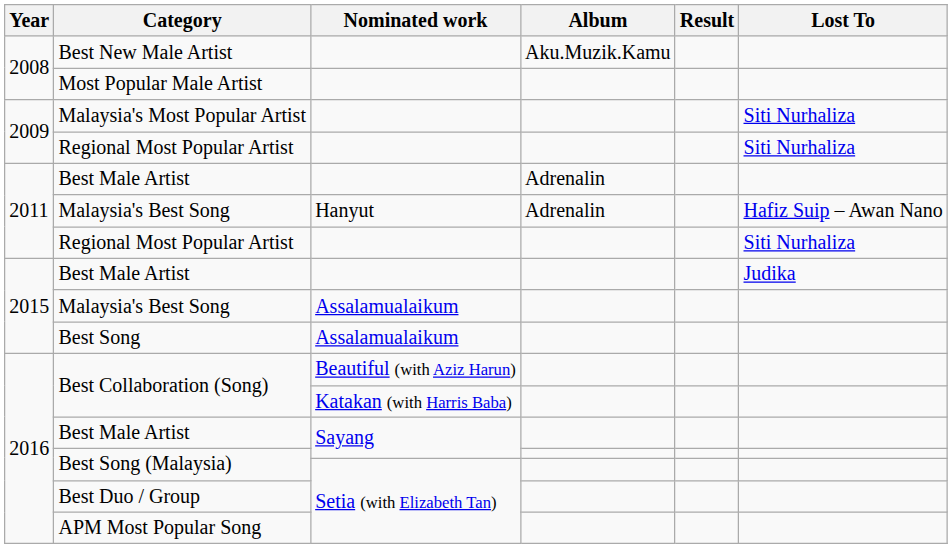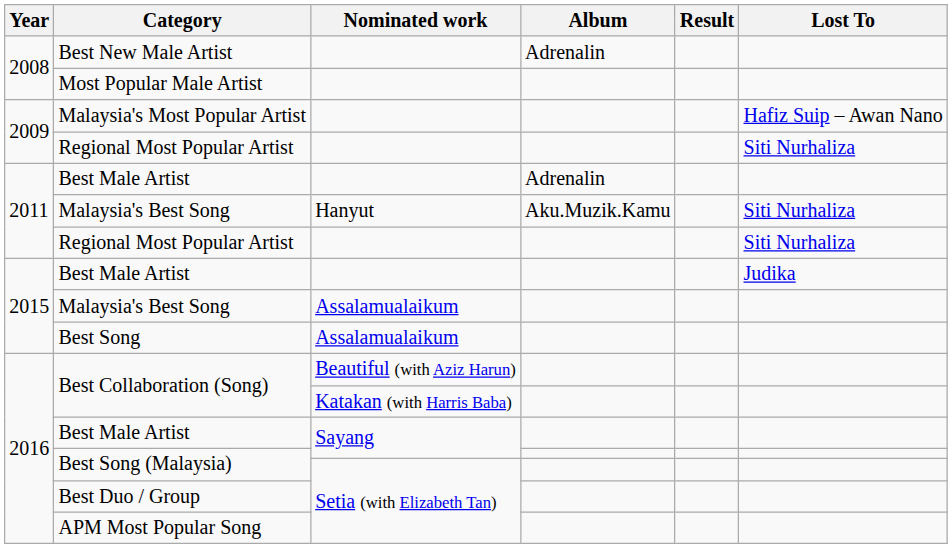(598, 52) Aku.Muzik.Kamu -> (565, 52) Adrenalin
(799, 115) Siti Nurhaliza -> (843, 115) Hafiz Suip – Awan Nano
(565, 210) Adrenalin -> (598, 210) Aku.Muzik.Kamu
(843, 210) Hafiz Suip – Awan Nano -> (799, 210) Siti Nurhaliza
